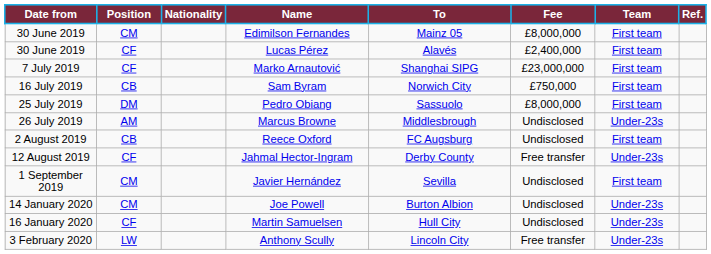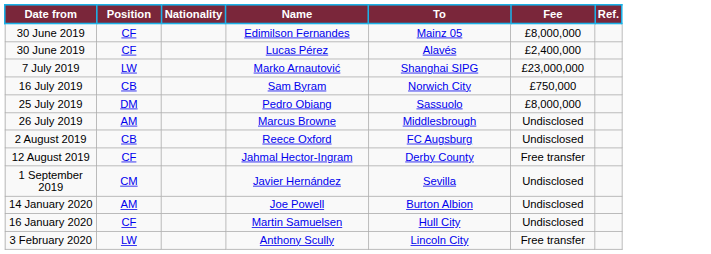- column: (637, 14)
(129, 33) CM -> (129, 33) CF
(129, 68) CF -> (129, 68) LW
(129, 205) CM -> (129, 205) AM
